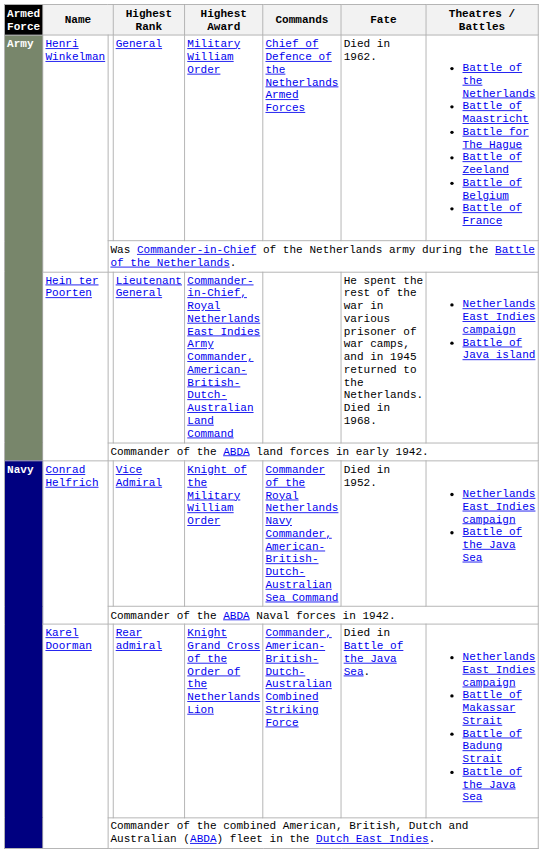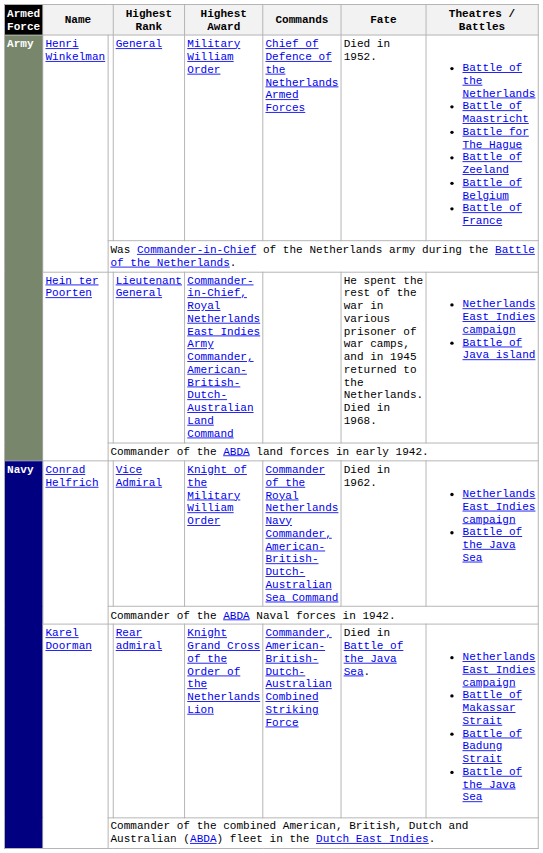(367, 51) Died in 1962. -> (367, 51) Died in 1952.
(367, 476) Died in 1952. -> (367, 476) Died in 1962.
